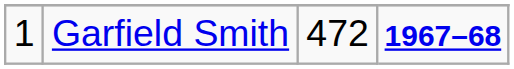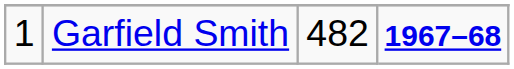(338, 34) 472 -> (338, 34) 482
